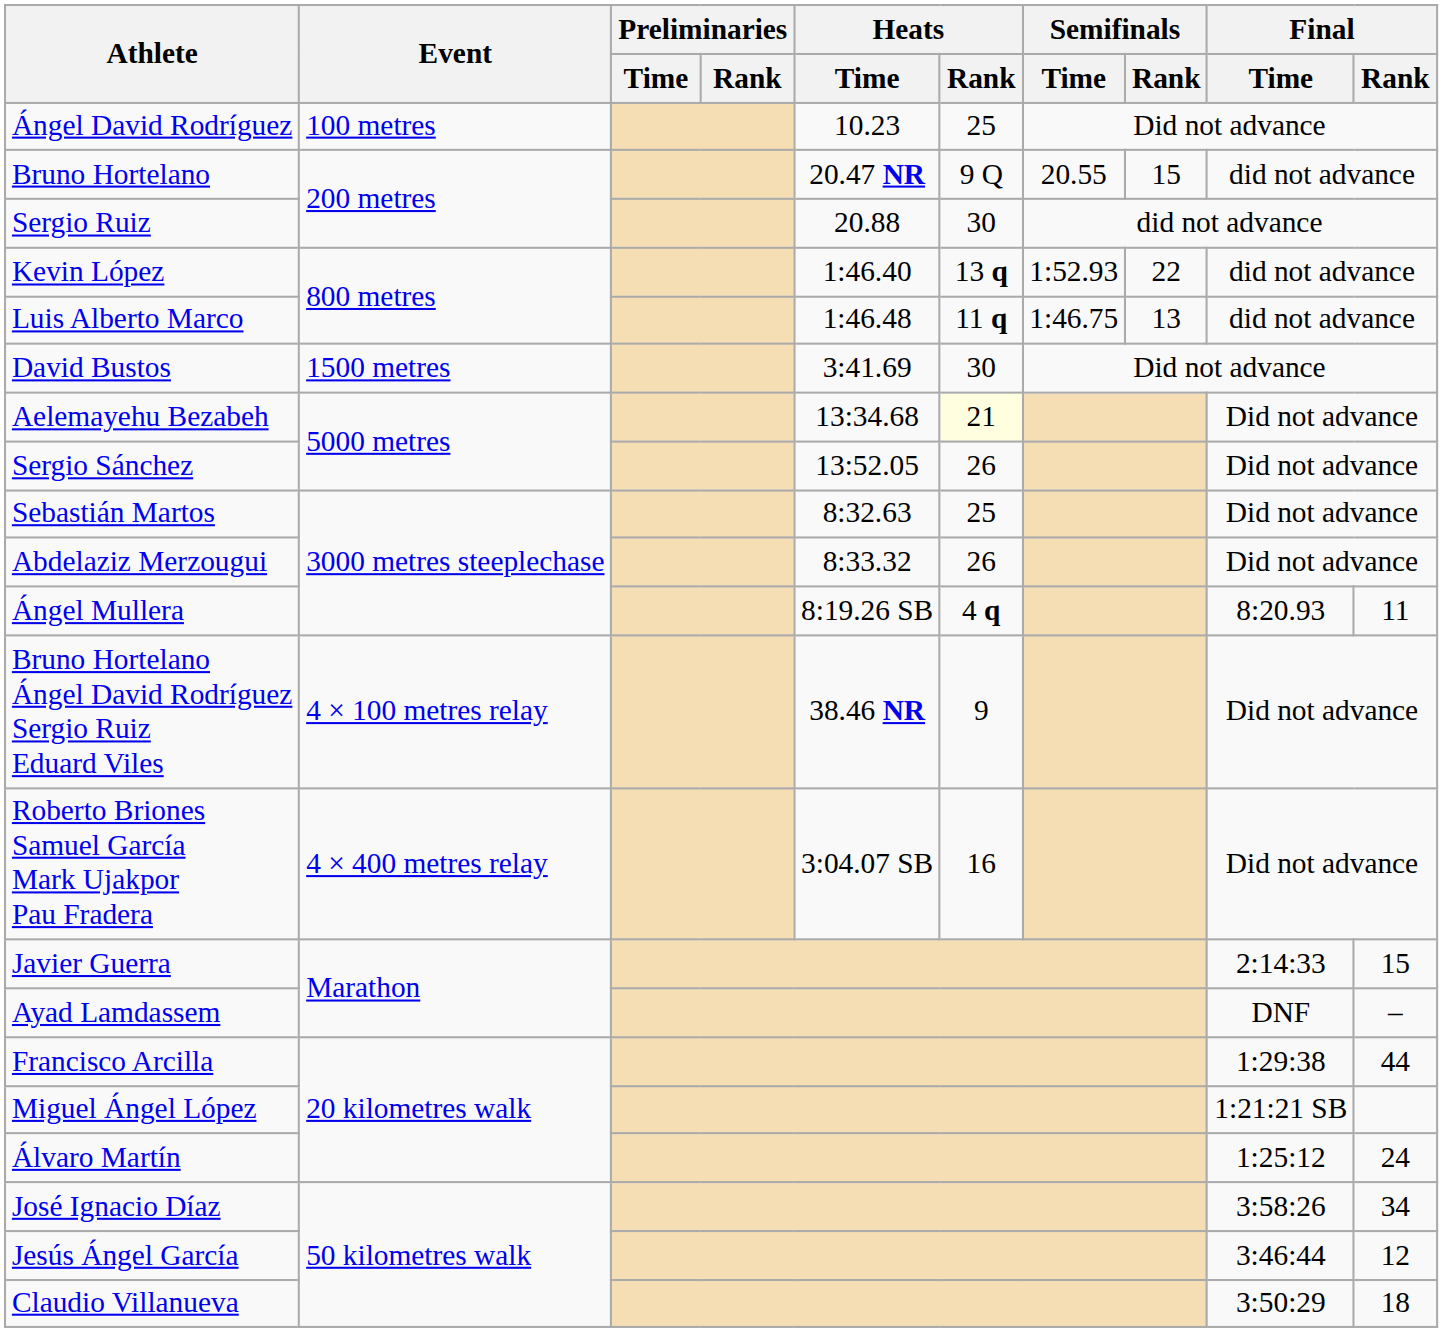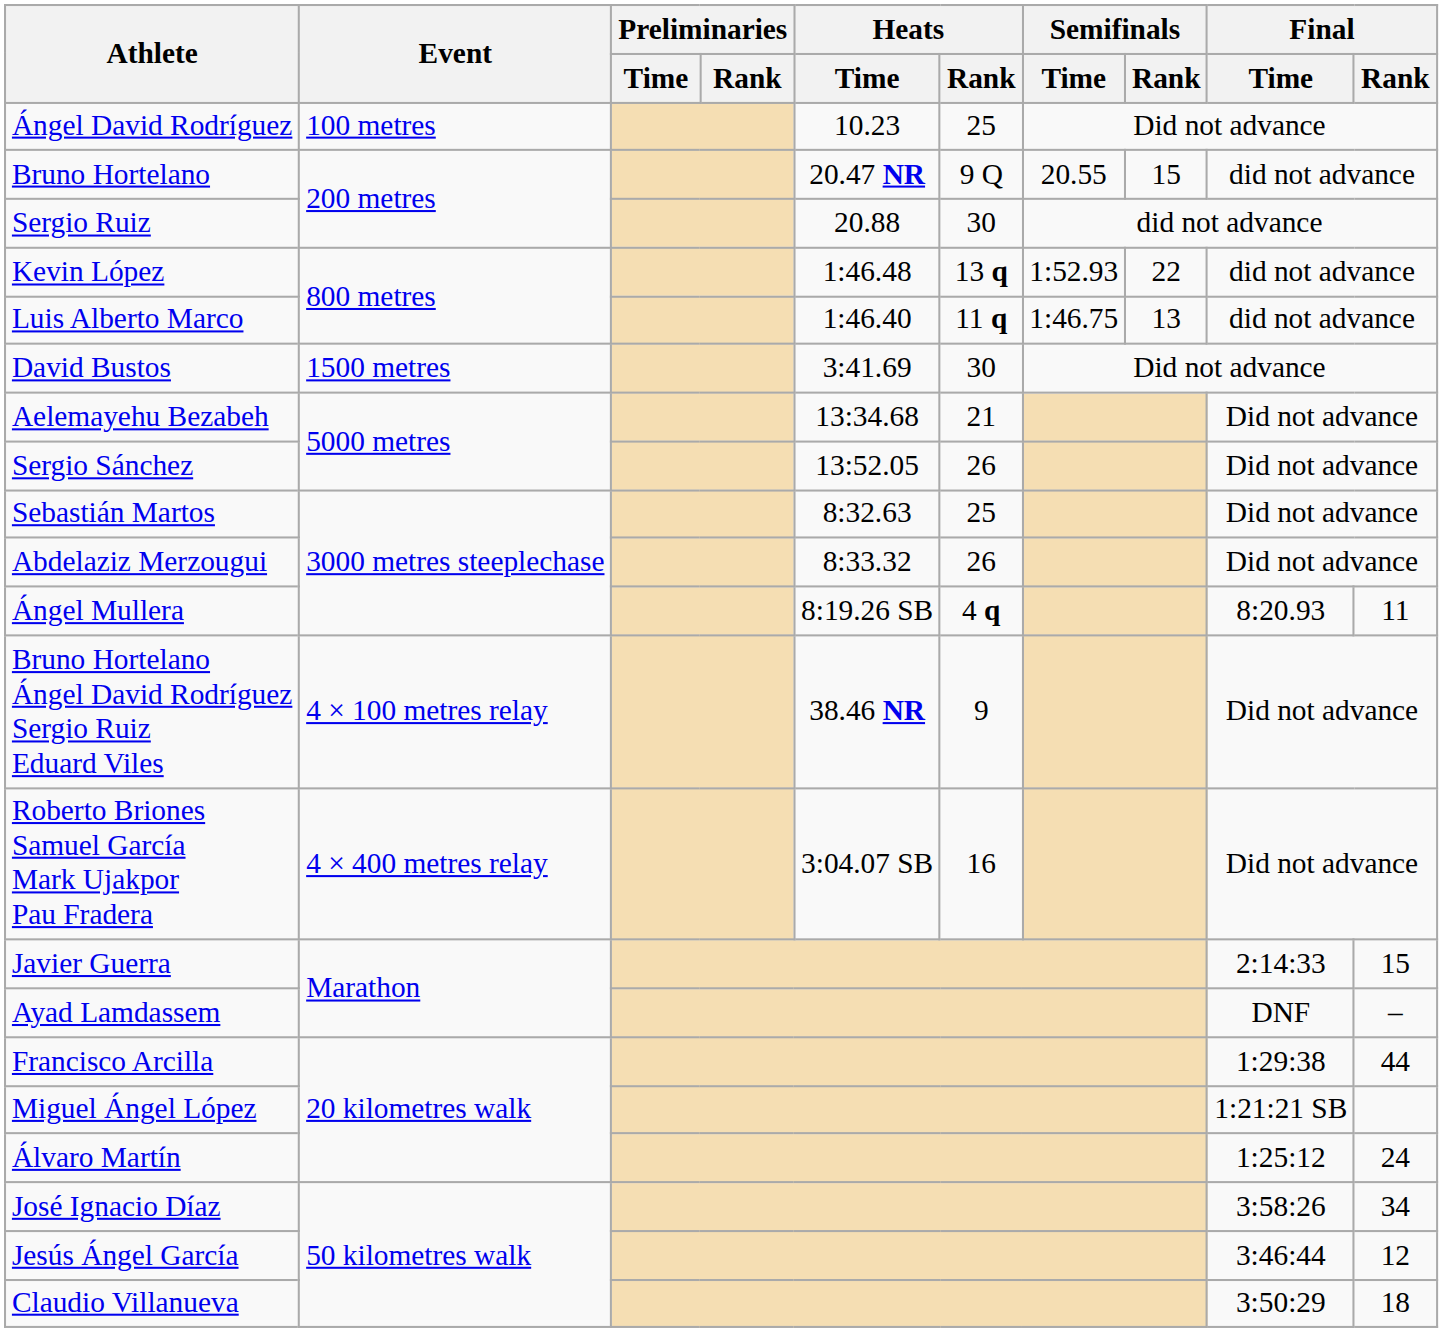(867, 271) 1:46.40 -> (867, 271) 1:46.48
(867, 319) 1:46.48 -> (867, 319) 1:46.40
(981, 416) lightyellow background -> (981, 416) no background
